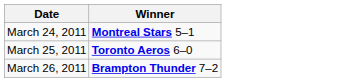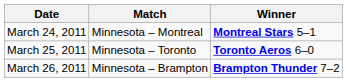+ column: (150, 14)
